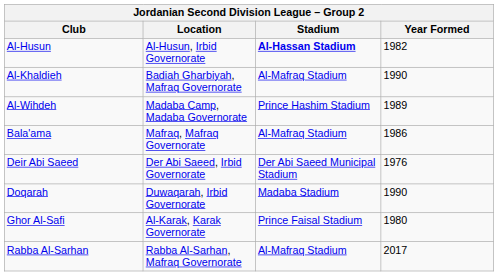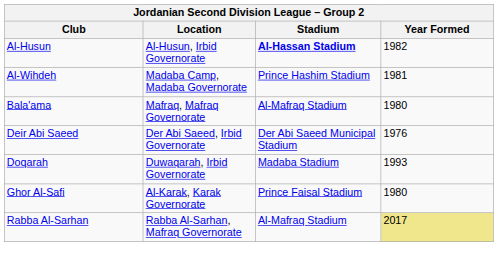- row: (34, 76)
(395, 105) 1989 -> (395, 76) 1981
(395, 134) 1986 -> (395, 105) 1980
(395, 192) 1990 -> (395, 163) 1993
(395, 250) no background -> (395, 221) khaki background
